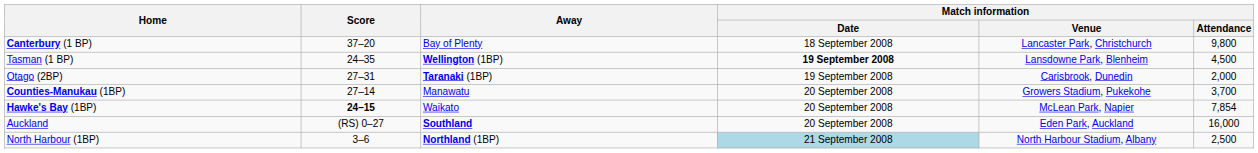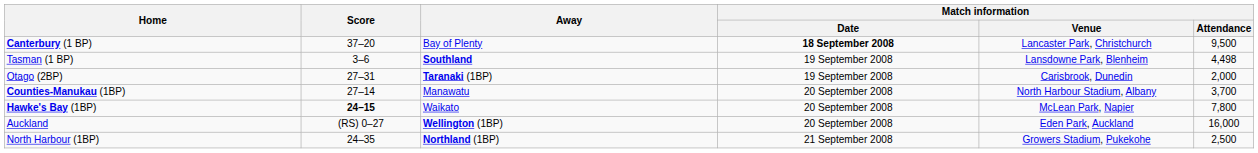(848, 44) normal -> (848, 44) bold
(1224, 44) 9,800 -> (1224, 44) 9,500
(361, 60) 24–35 -> (361, 60) 3–6
(463, 60) Wellington (1BP) -> (448, 60) Southland
(848, 60) bold -> (848, 60) normal
(1224, 60) 4,500 -> (1224, 60) 4,498
(1087, 92) Growers Stadium, Pukekohe -> (1087, 92) North Harbour Stadium, Albany
(1224, 108) 7,854 -> (1224, 108) 7,800
(448, 124) Southland -> (463, 124) Wellington (1BP)
(361, 140) 3–6 -> (361, 140) 24–35
(848, 140) lightblue background -> (848, 140) no background
(1087, 140) North Harbour Stadium, Albany -> (1087, 140) Growers Stadium, Pukekohe
